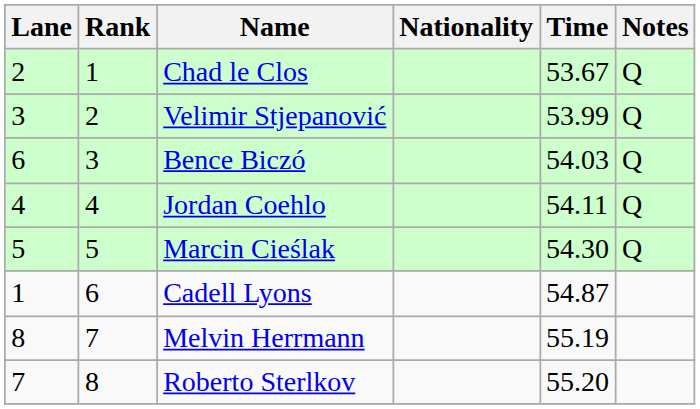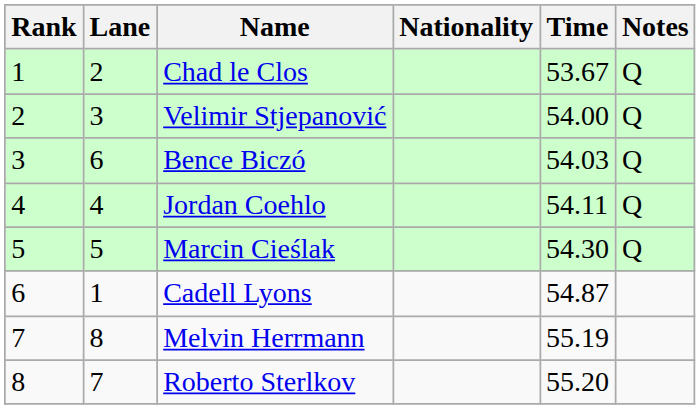columns swapped: (118, 26) <-> (42, 26)
(577, 115) 53.99 -> (577, 115) 54.00
